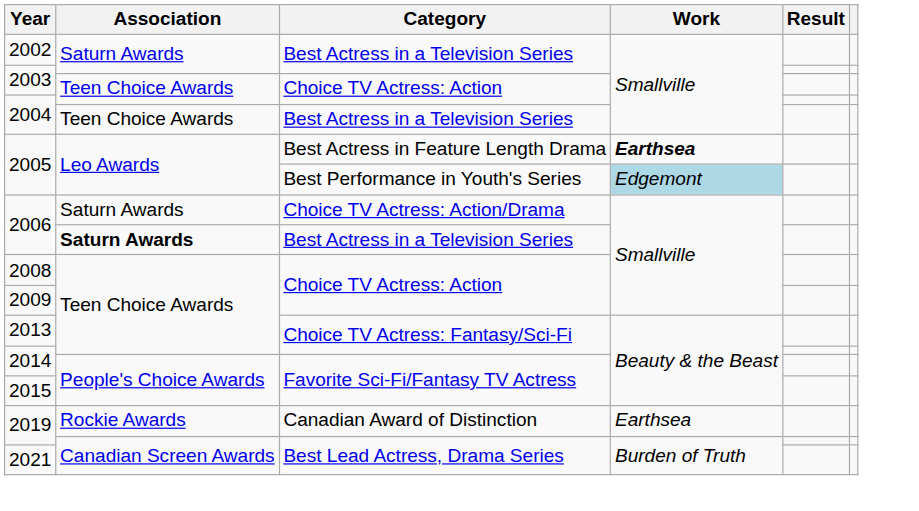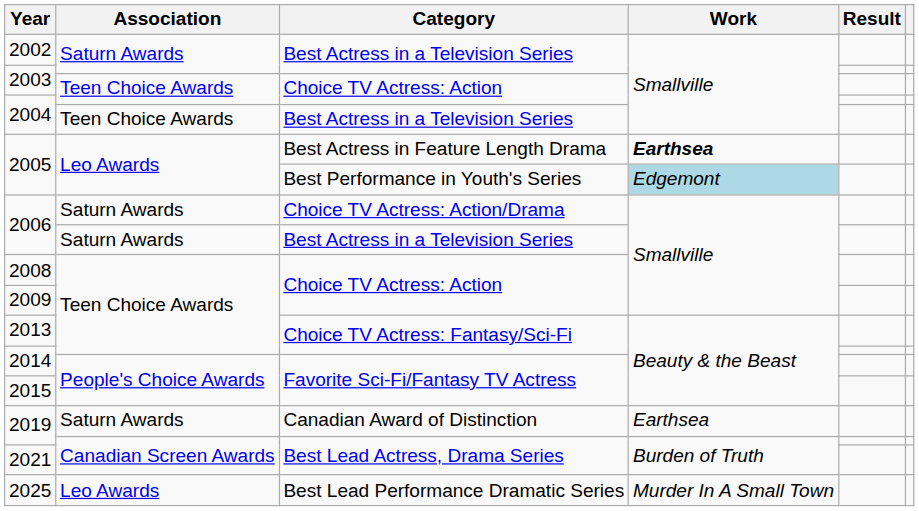(127, 239) bold -> (122, 239) normal
(123, 420) Rockie Awards -> (122, 420) Saturn Awards
+ row: (30, 490)
